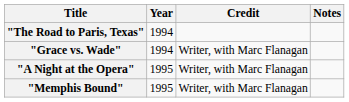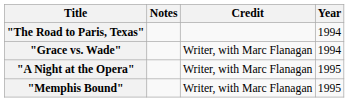columns swapped: (161, 13) <-> (327, 13)
